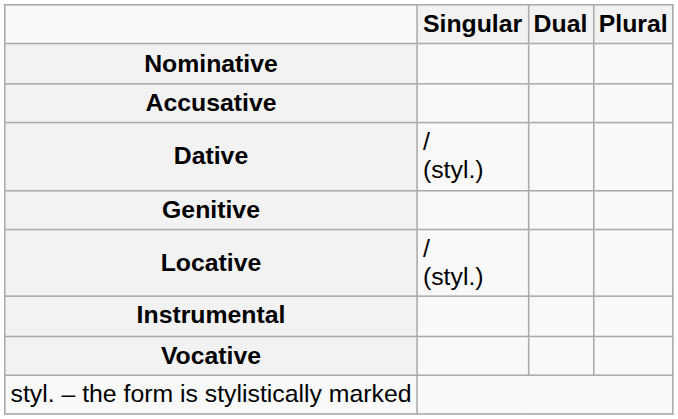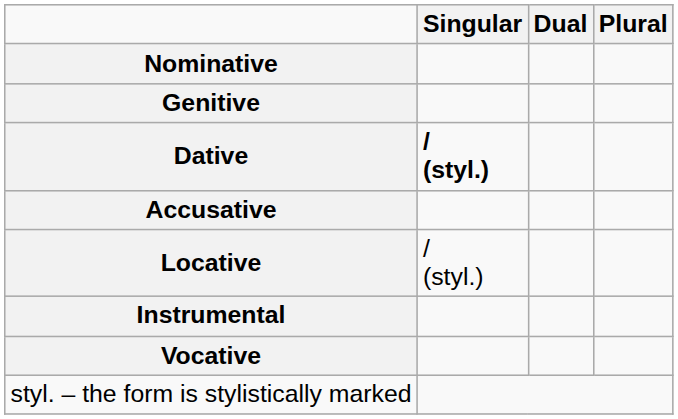rows swapped: (211, 209) <-> (211, 102)
(453, 156) normal -> (456, 156) bold
